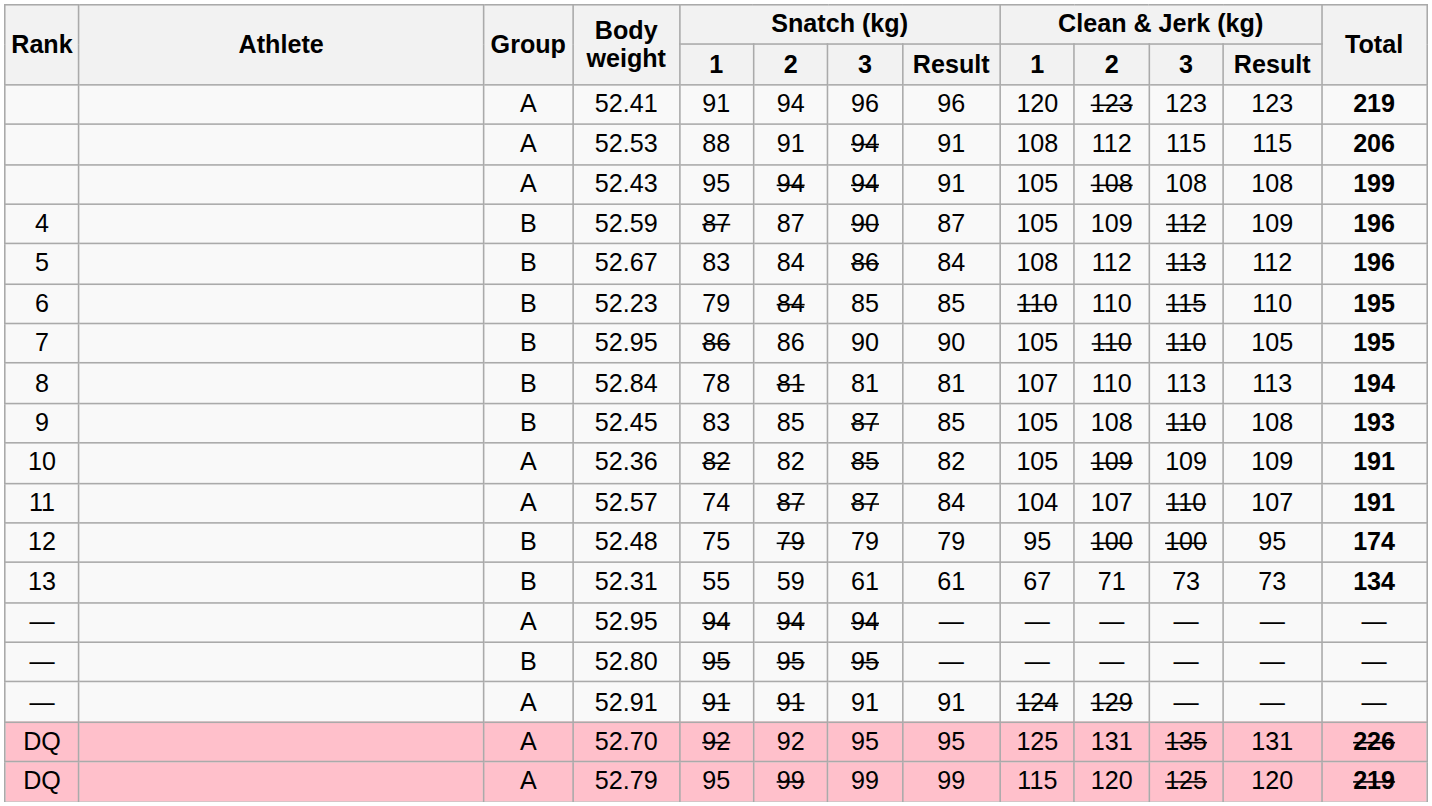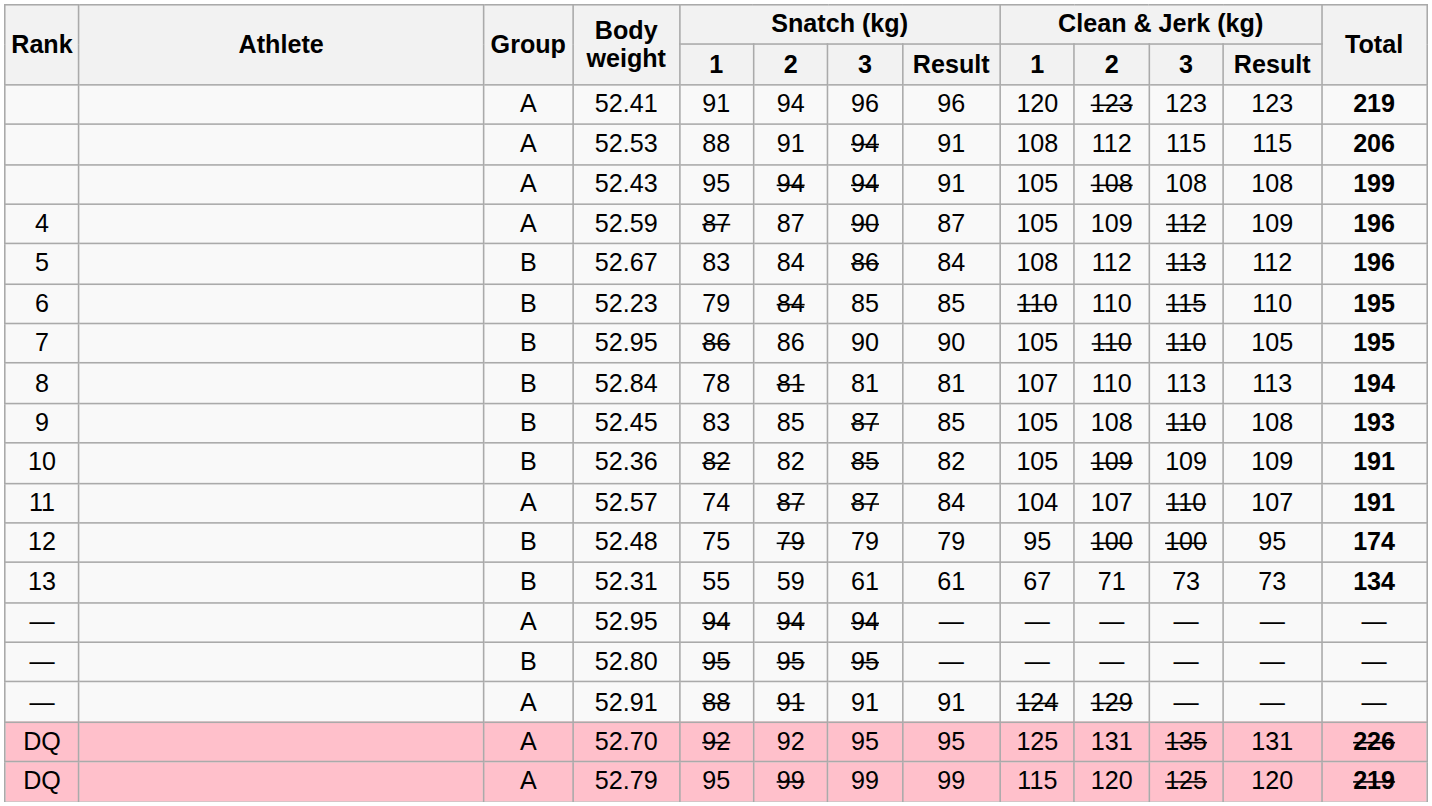(528, 223) B -> (528, 223) A
(528, 462) A -> (528, 462) B
(716, 701) 91 -> (716, 701) 88
